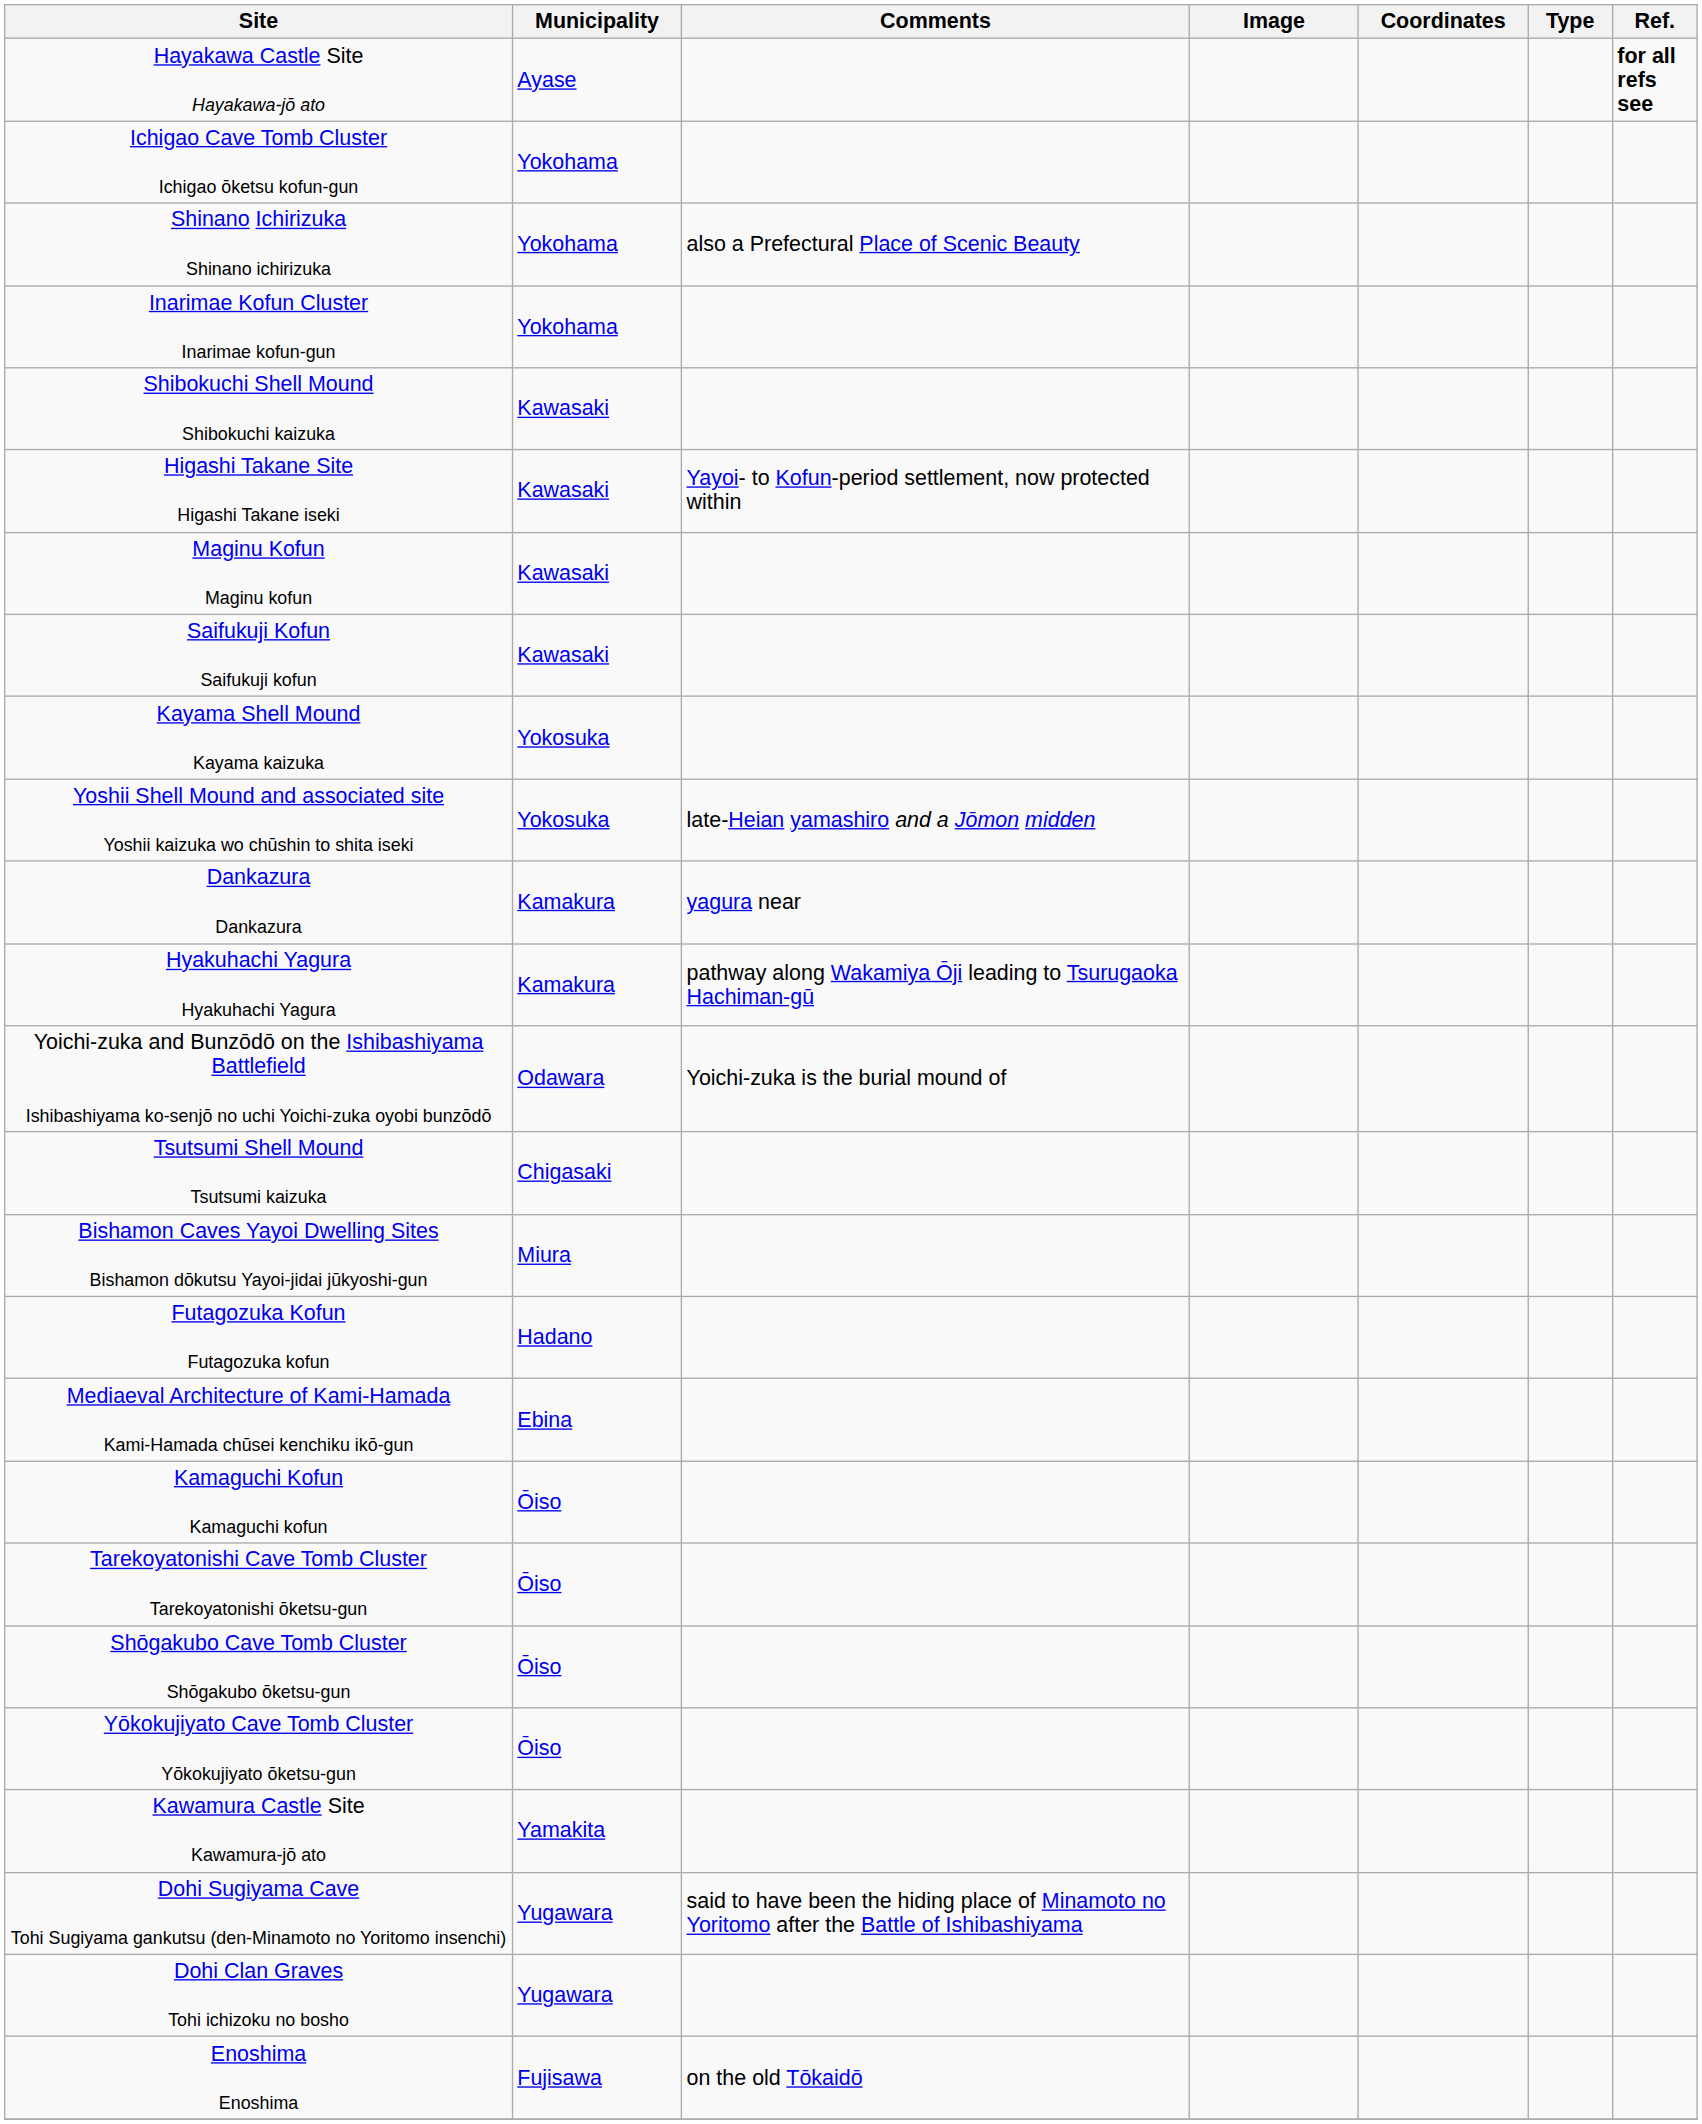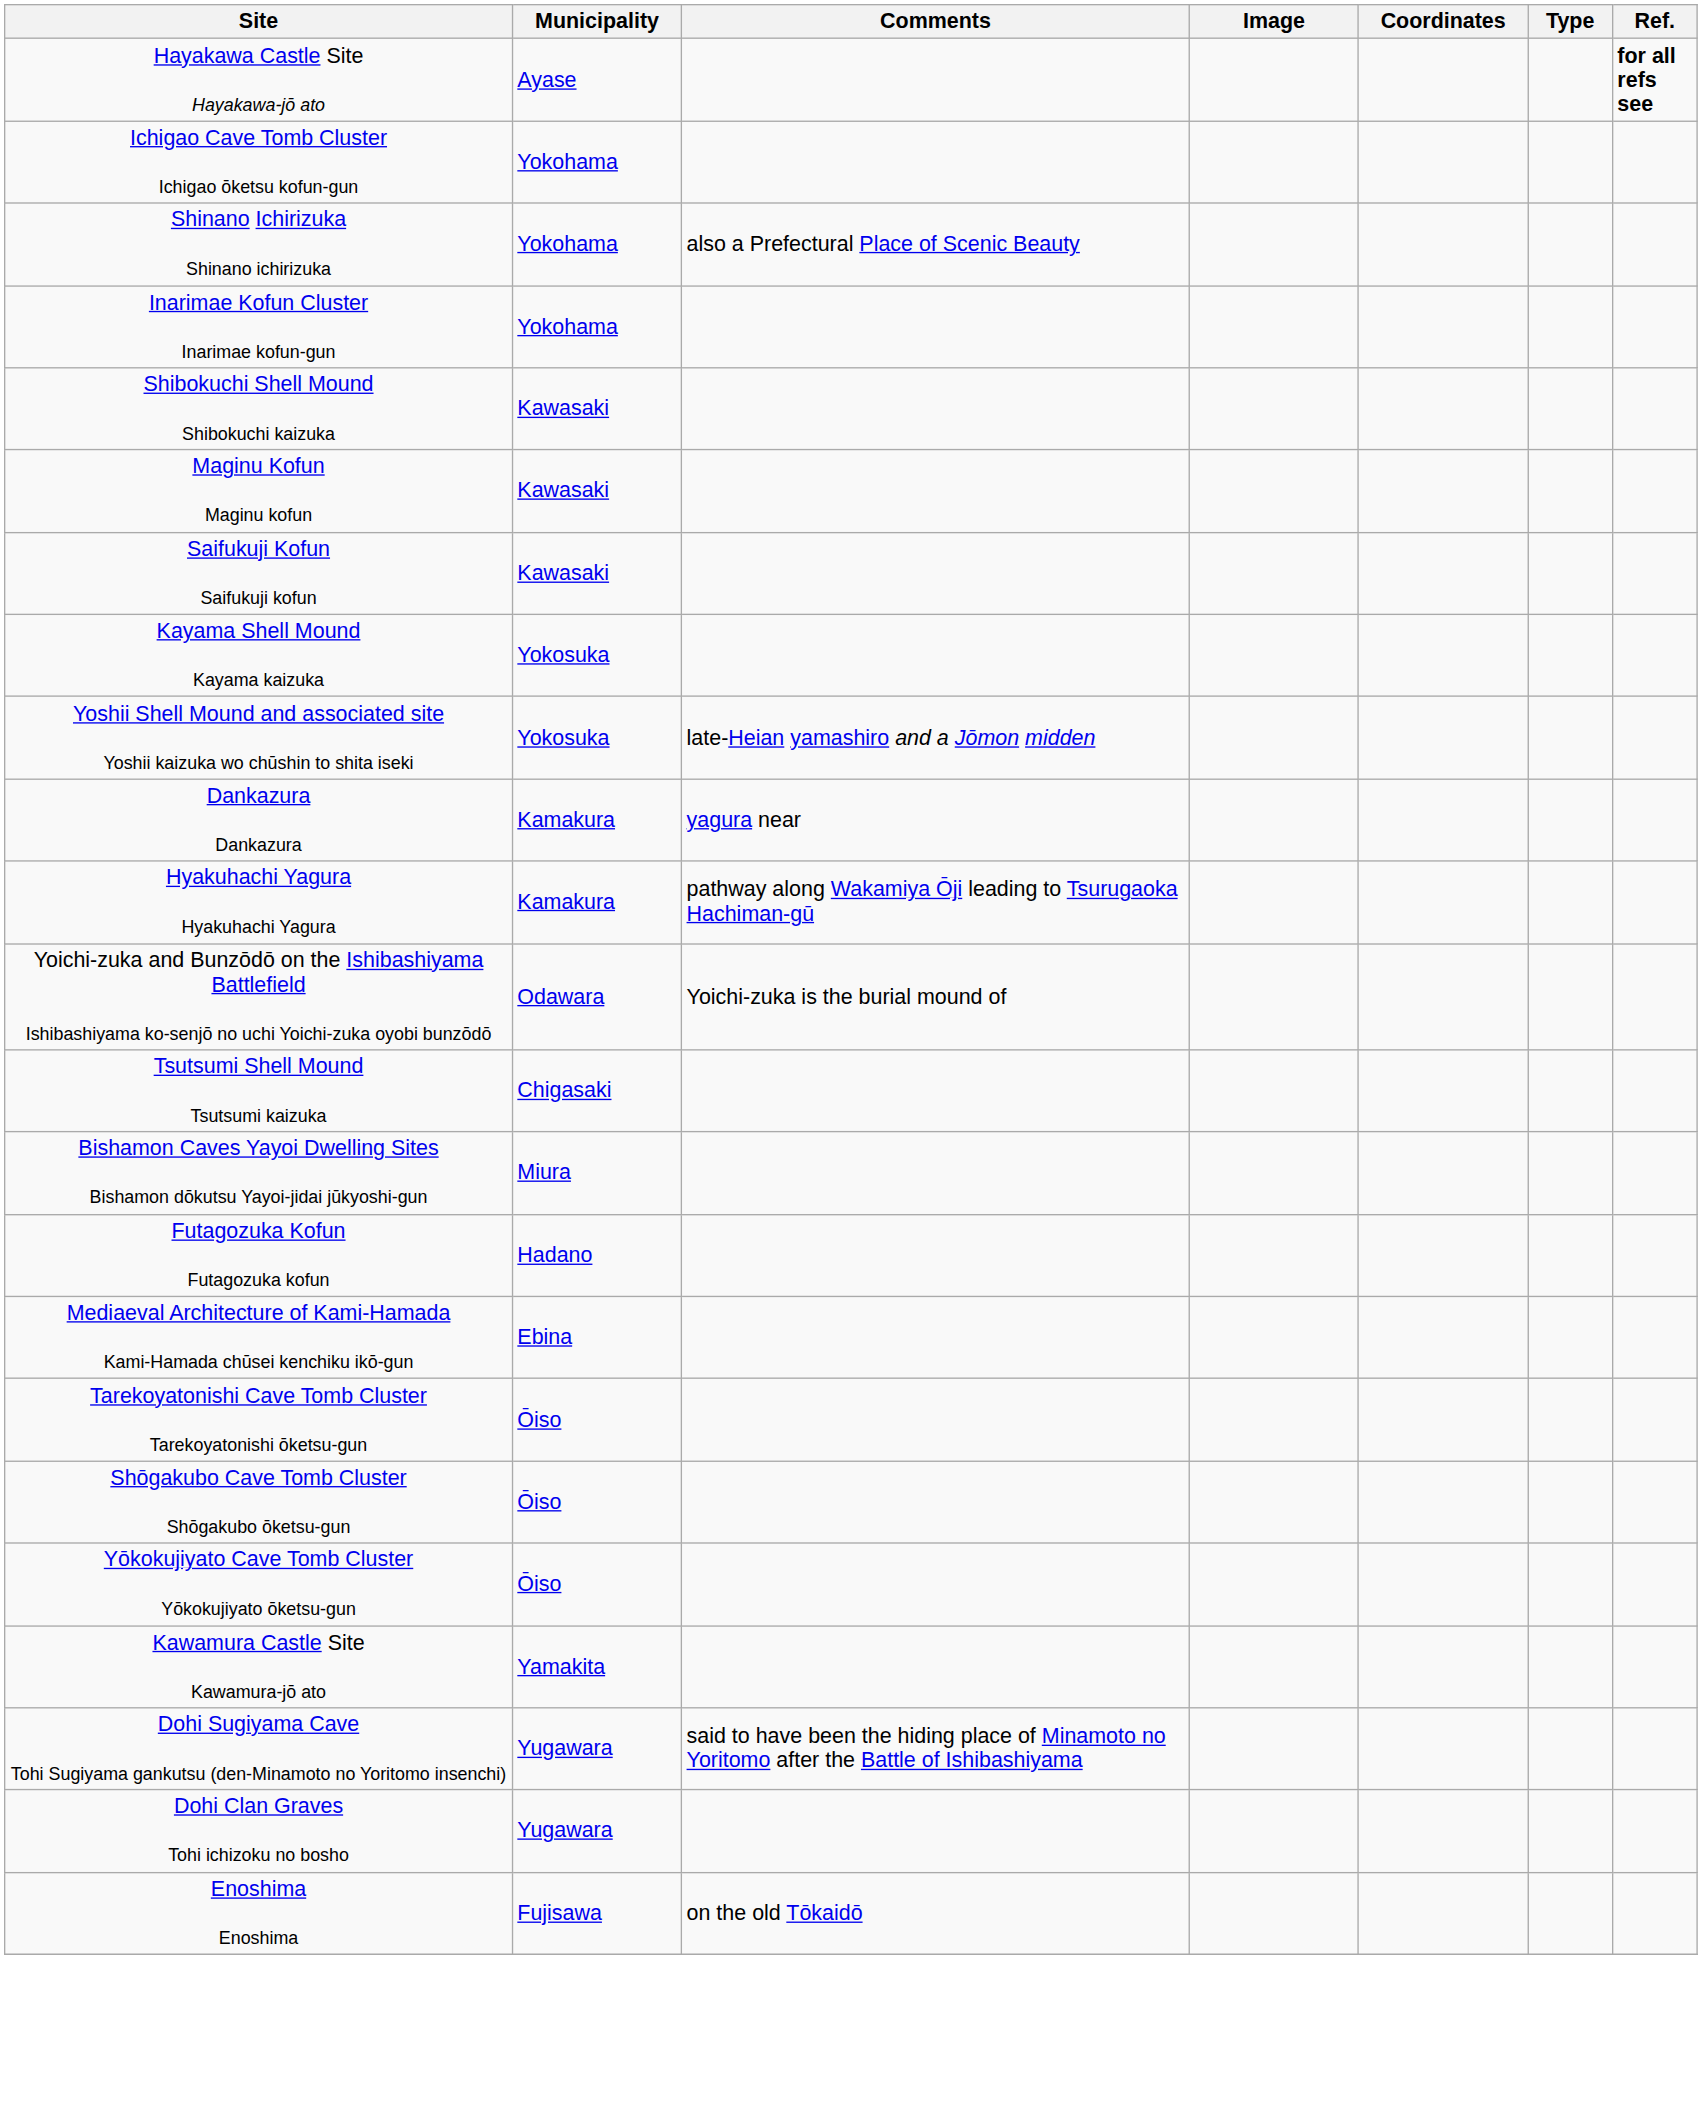- row: (259, 490)
- row: (259, 1501)
